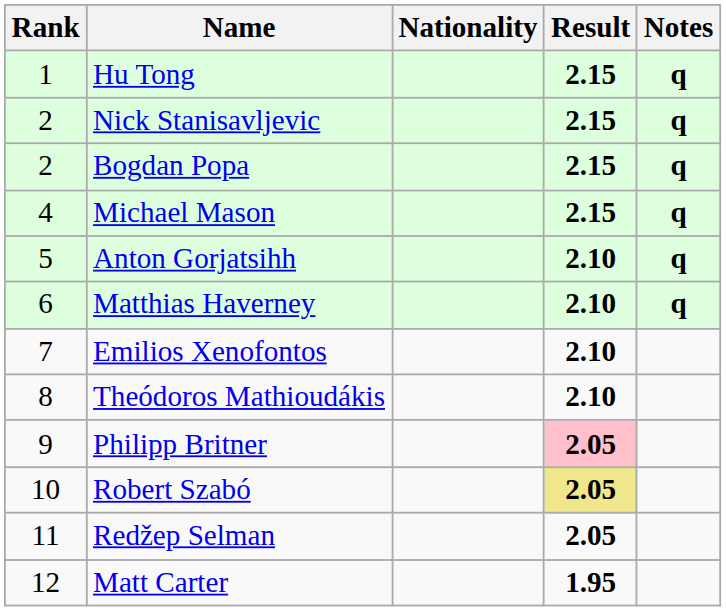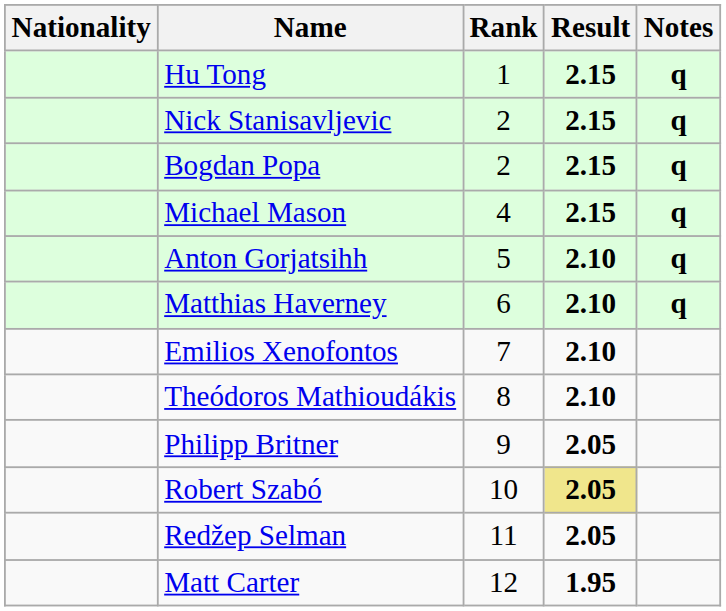columns swapped: (46, 27) <-> (468, 27)
(591, 443) pink background -> (591, 443) no background
